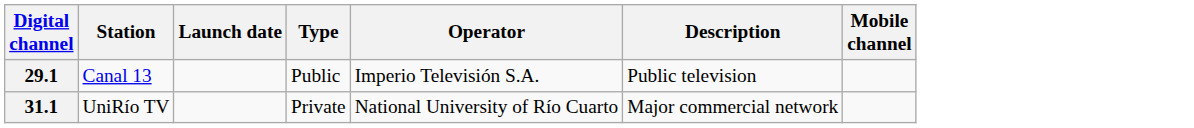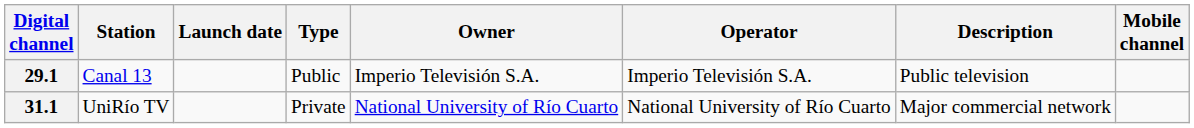+ column: (486, 32)
